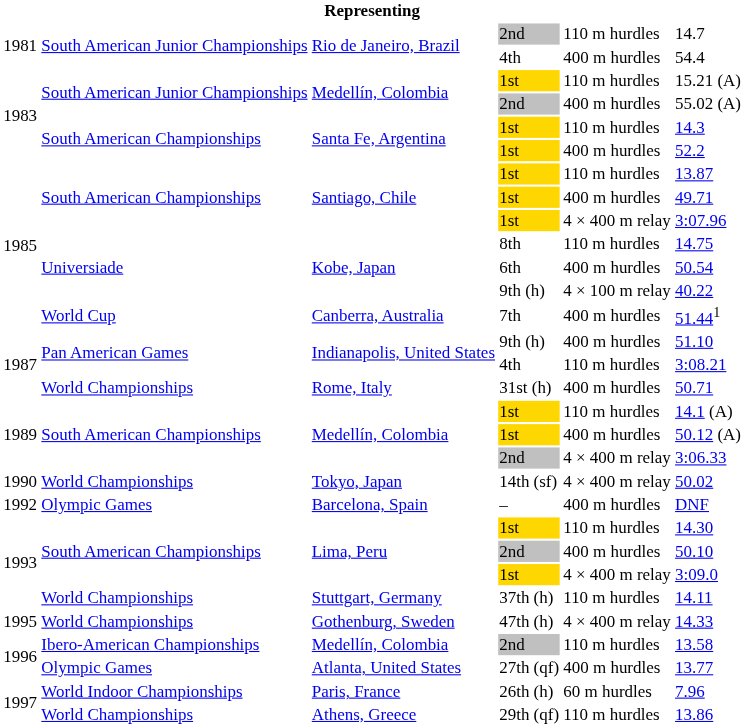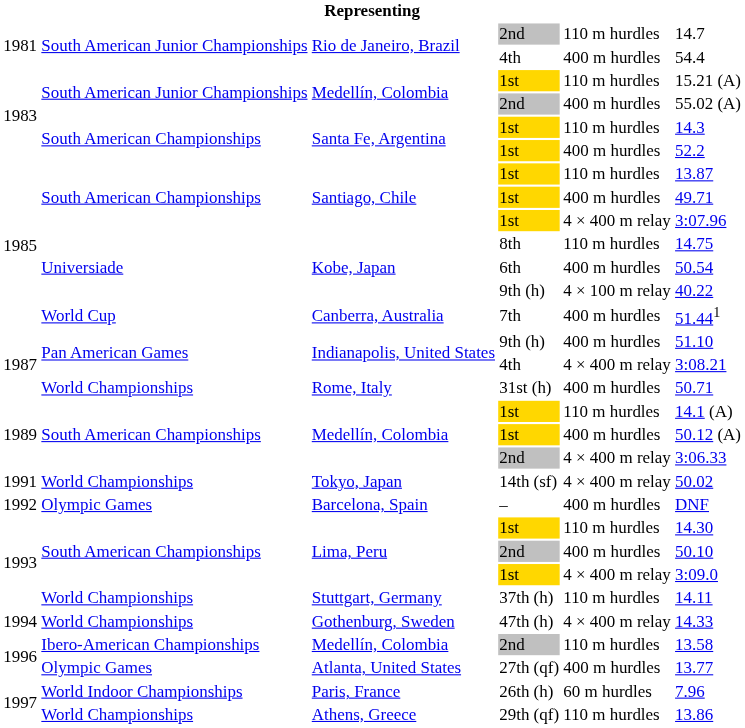(611, 365) 110 m hurdles -> (617, 365) 4 × 400 m relay
(20, 481) 1990 -> (20, 481) 1991
(20, 621) 1995 -> (20, 621) 1994
